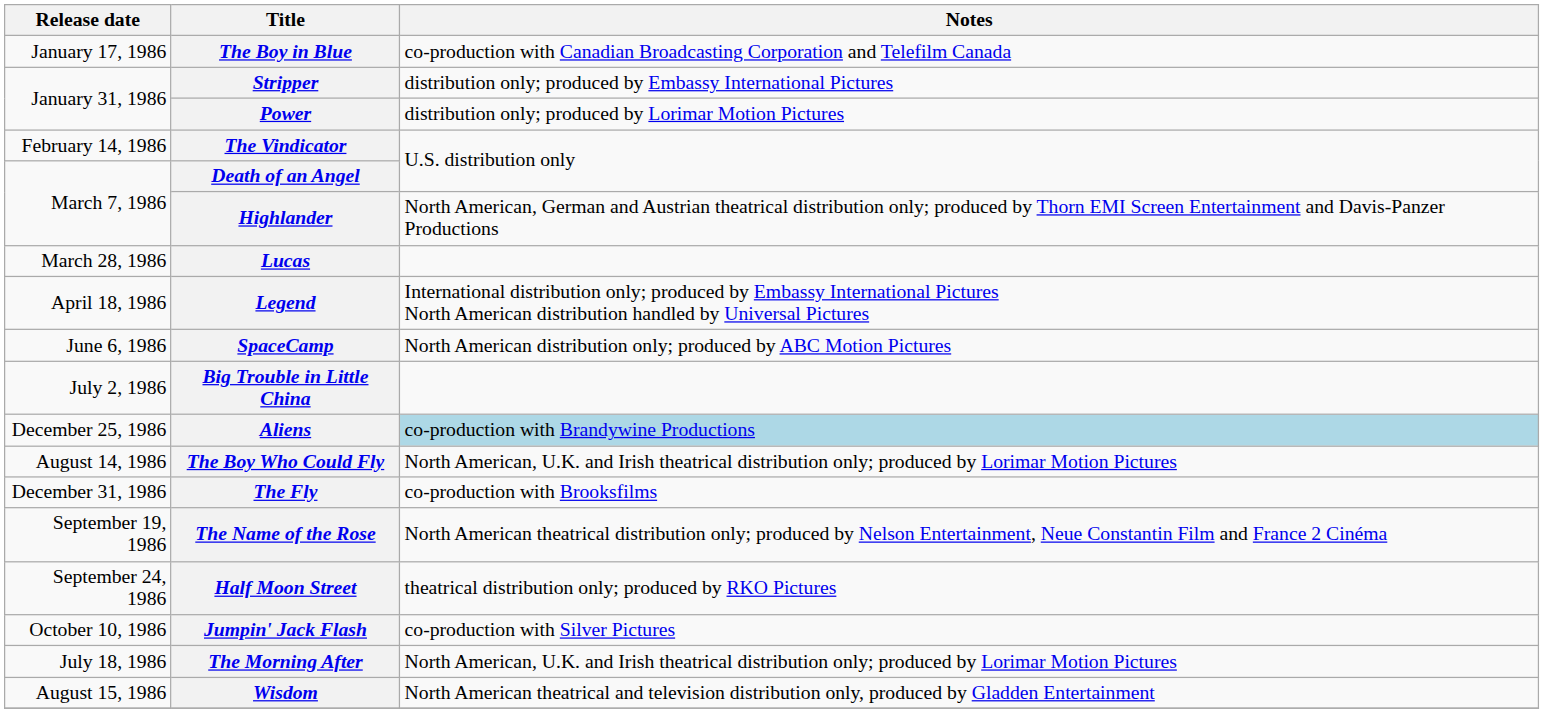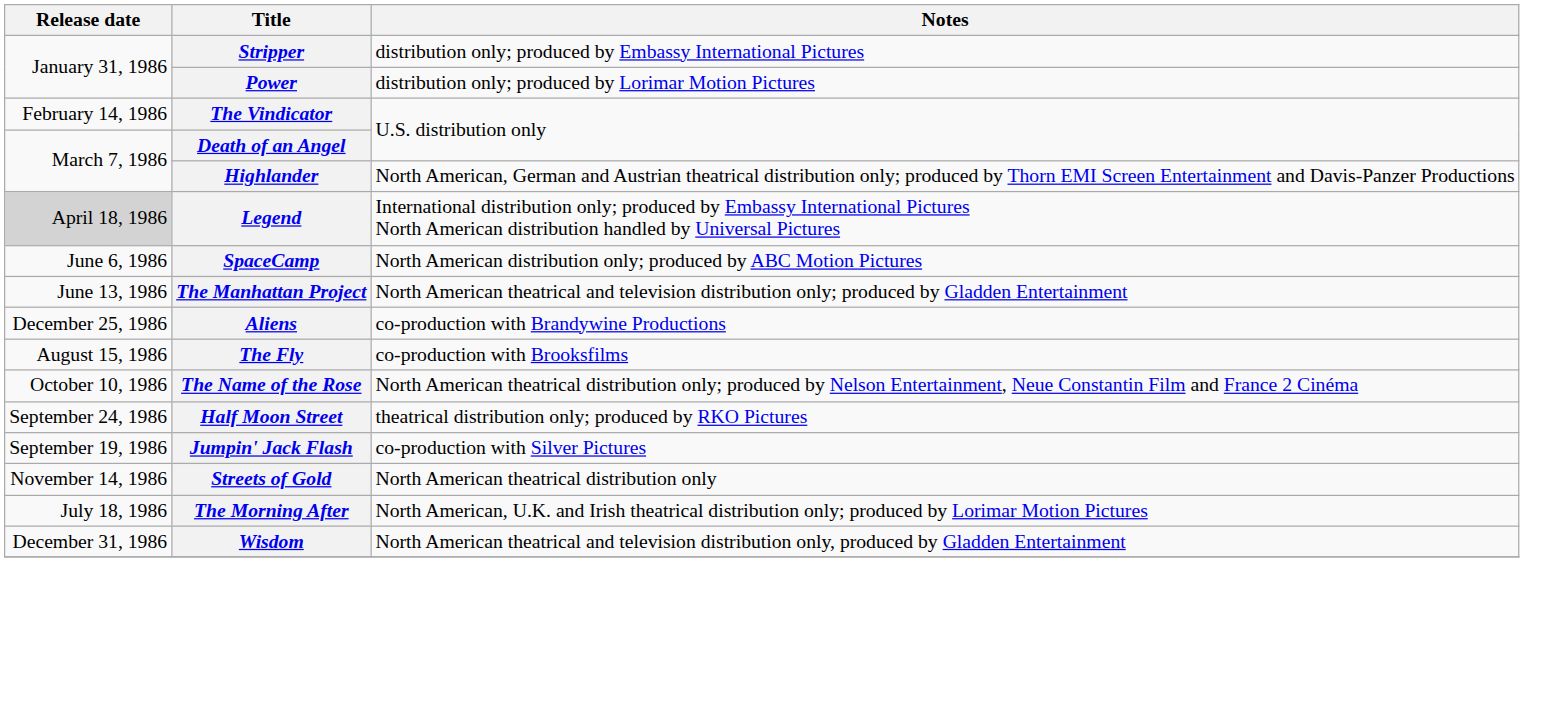- row: (285, 51)
- row: (285, 260)
(109, 303) no background -> (109, 218) lightgrey background
+ row: (271, 291)
- row: (285, 387)
(580, 429) lightblue background -> (551, 323) no background
- row: (285, 461)
(89, 492) December 31, 1986 -> (102, 354) August 15, 1986
(110, 534) September 19, 1986 -> (99, 385) October 10, 1986
(98, 630) October 10, 1986 -> (88, 447) September 19, 1986
+ row: (271, 479)
(101, 692) August 15, 1986 -> (90, 541) December 31, 1986
